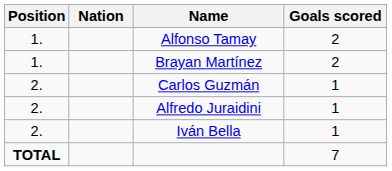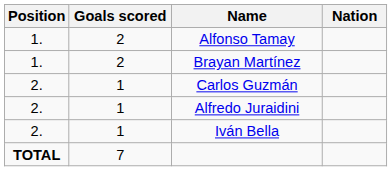columns swapped: (101, 16) <-> (335, 16)
